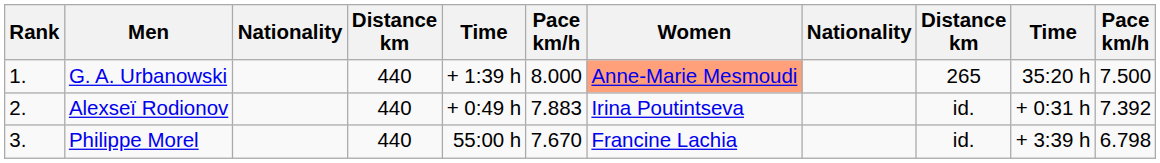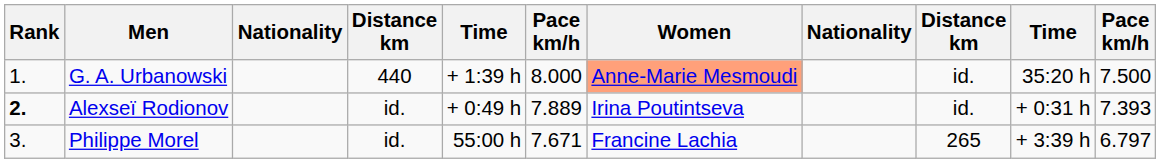(964, 76) 265 -> (964, 76) id.
(18, 108) normal -> (18, 108) bold
(395, 108) 440 -> (395, 108) id.
(556, 108) 7.883 -> (556, 108) 7.889
(1125, 108) 7.392 -> (1125, 108) 7.393
(395, 141) 440 -> (395, 141) id.
(556, 141) 7.670 -> (556, 141) 7.671
(964, 141) id. -> (964, 141) 265
(1125, 141) 6.798 -> (1125, 141) 6.797
